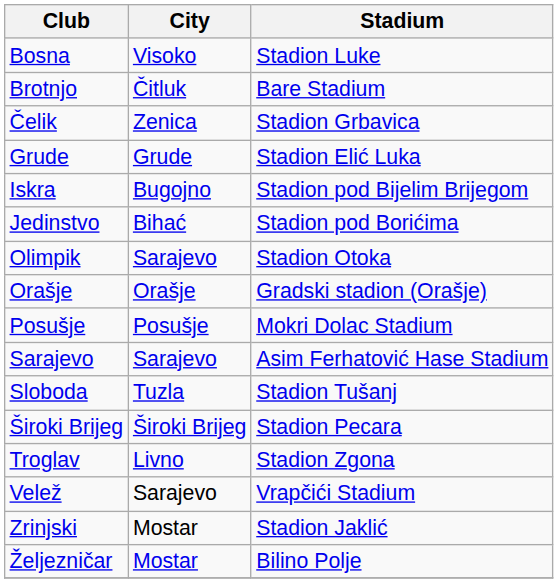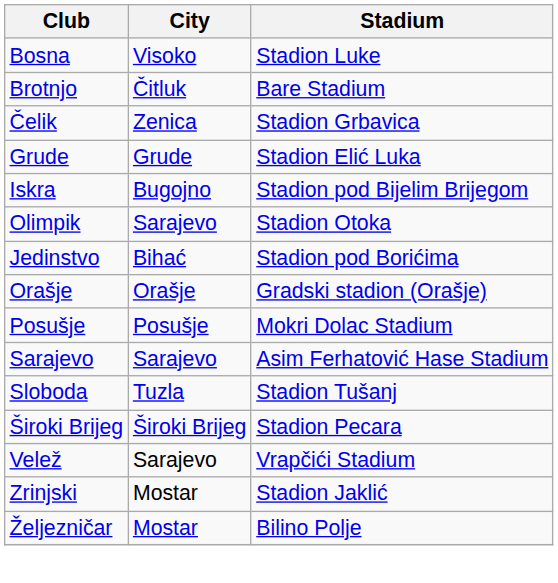rows swapped: (55, 223) <-> (45, 257)
- row: (45, 460)
